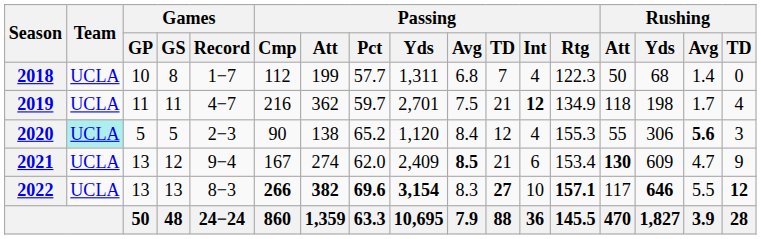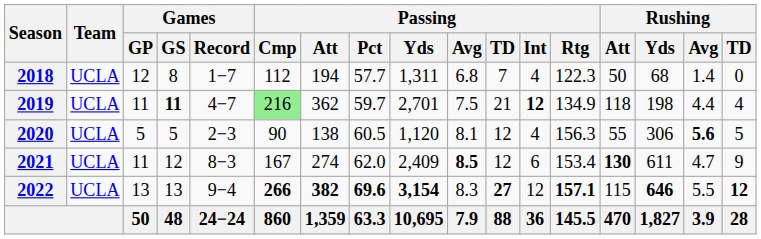(140, 76) 10 -> (140, 76) 12
(325, 76) 199 -> (325, 76) 194
(173, 104) normal -> (173, 104) bold
(277, 104) no background -> (277, 104) lightgreen background
(703, 104) 1.7 -> (703, 104) 4.4
(95, 133) paleturquoise background -> (95, 133) no background
(370, 133) 65.2 -> (370, 133) 60.5
(467, 133) 8.4 -> (467, 133) 8.1
(575, 133) 155.3 -> (575, 133) 156.3
(739, 133) 3 -> (739, 133) 5
(140, 162) 13 -> (140, 162) 11
(222, 162) 9−4 -> (222, 162) 8−3
(503, 162) 21 -> (503, 162) 12
(660, 162) 609 -> (660, 162) 611
(222, 190) 8−3 -> (222, 190) 9−4
(535, 190) 10 -> (535, 190) 12
(618, 190) 117 -> (618, 190) 115
